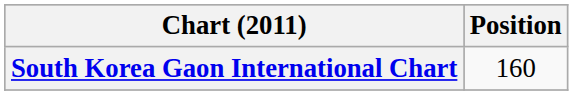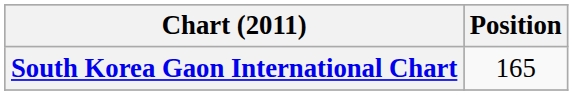(516, 68) 160 -> (516, 68) 165
